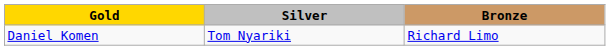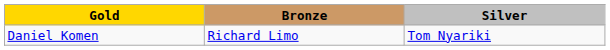columns swapped: (304, 15) <-> (504, 15)
